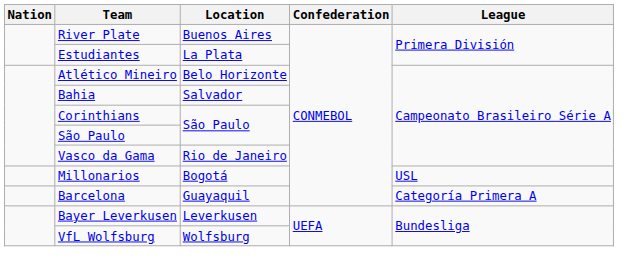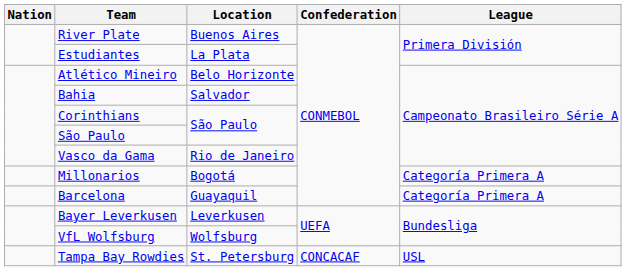(406, 176) USL -> (473, 176) Categoría Primera A
+ row: (121, 256)
